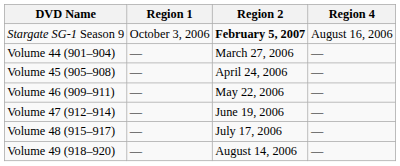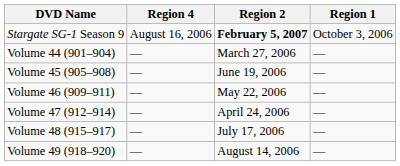columns swapped: (170, 14) <-> (352, 14)
(251, 72) April 24, 2006 -> (252, 72) June 19, 2006
(250, 111) June 19, 2006 -> (253, 111) April 24, 2006
